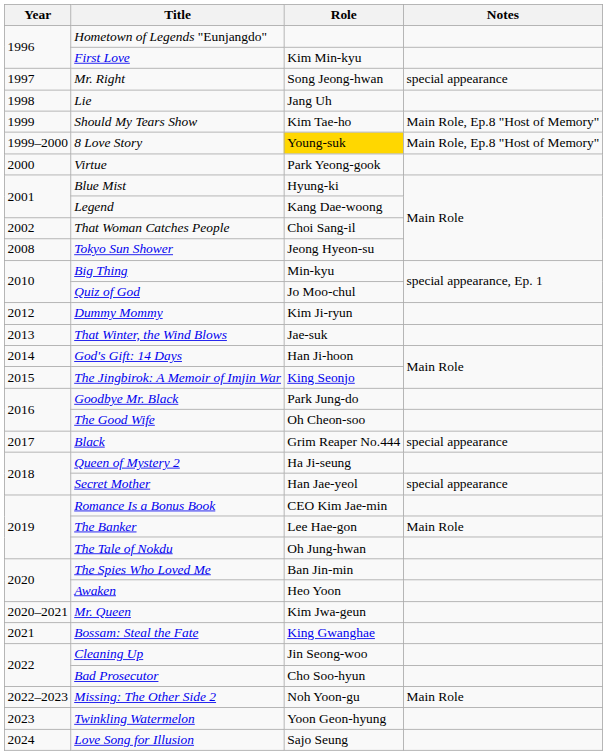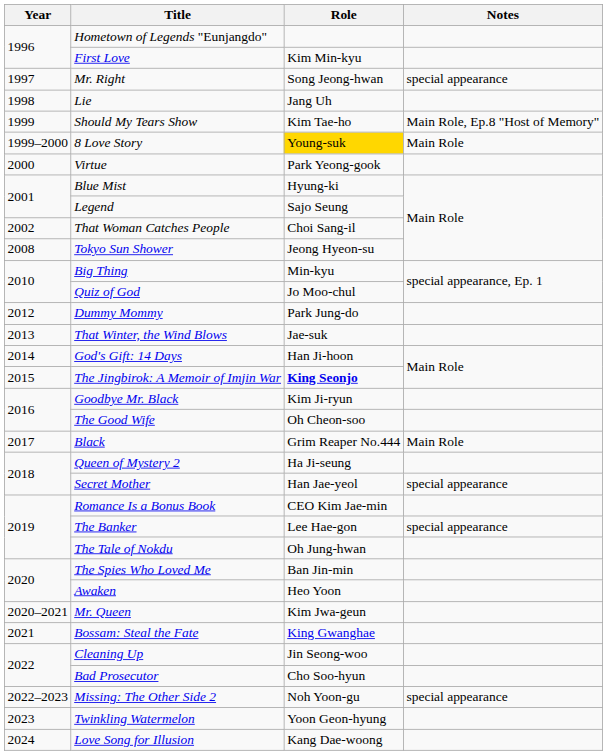(503, 143) Main Role, Ep.8 "Host of Memory" -> (435, 143) Main Role
(335, 206) Kang Dae-woong -> (318, 206) Sajo Seung
(320, 313) Kim Ji-ryun -> (323, 313) Park Jung-do
(321, 377) normal -> (322, 377) bold
(323, 398) Park Jung-do -> (320, 398) Kim Ji-ryun
(457, 441) special appearance -> (435, 441) Main Role
(435, 526) Main Role -> (457, 526) special appearance
(435, 697) Main Role -> (457, 697) special appearance
(318, 739) Sajo Seung -> (335, 739) Kang Dae-woong
